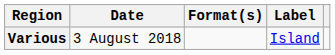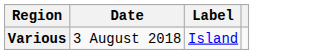- column: (226, 16)
